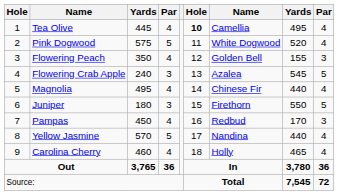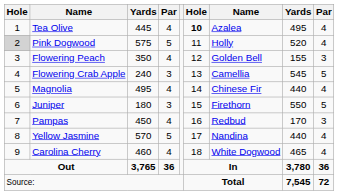(230, 27) Camellia -> (226, 27) Azalea
(17, 43) no background -> (17, 43) lightgrey background
(246, 43) White Dogwood -> (222, 43) Holly
(226, 74) Azalea -> (230, 74) Camellia
(222, 151) Holly -> (246, 151) White Dogwood
